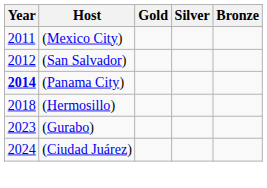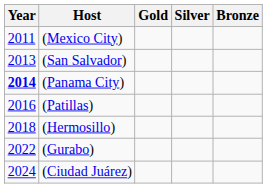(22, 60) 2012 -> (22, 60) 2013
+ row: (68, 104)
(22, 127) 2023 -> (22, 149) 2022
